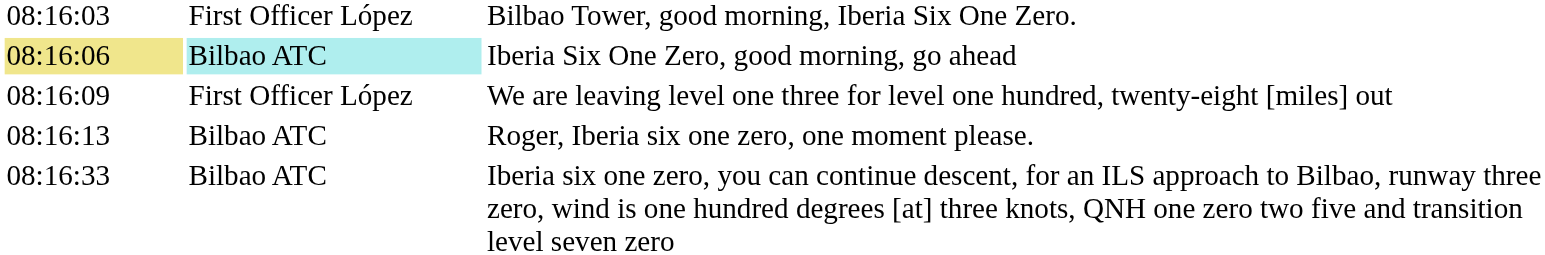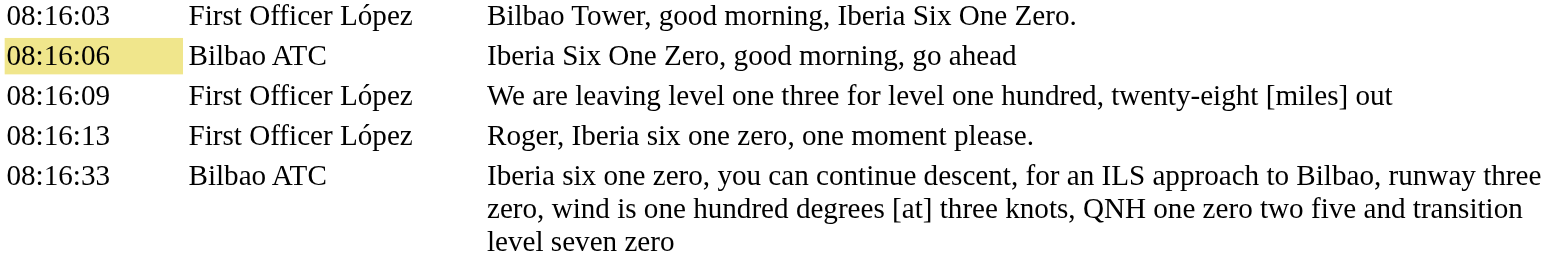(258, 55) paleturquoise background -> (258, 55) no background
(258, 135) Bilbao ATC -> (301, 135) First Officer López
